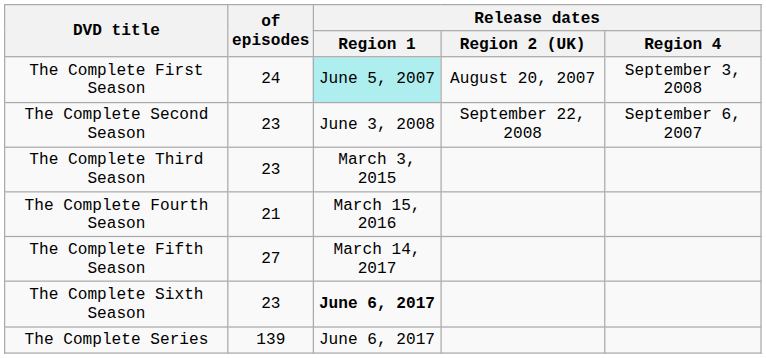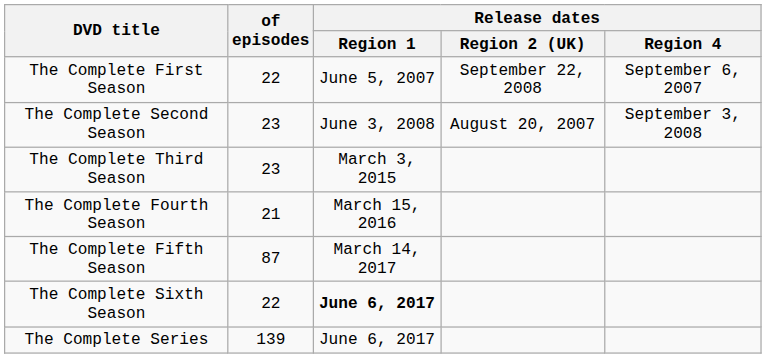(271, 80) 24 -> (271, 80) 22
(377, 80) paleturquoise background -> (377, 80) no background
(523, 80) August 20, 2007 -> (523, 80) September 22, 2008
(683, 80) September 3, 2008 -> (683, 80) September 6, 2007
(523, 124) September 22, 2008 -> (523, 124) August 20, 2007
(683, 124) September 6, 2007 -> (683, 124) September 3, 2008
(271, 259) 27 -> (271, 259) 87
(271, 304) 23 -> (271, 304) 22
